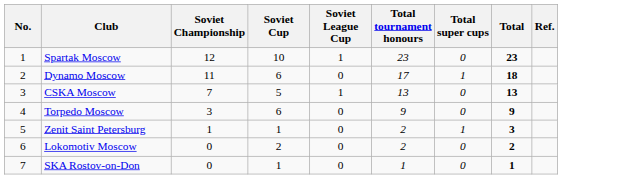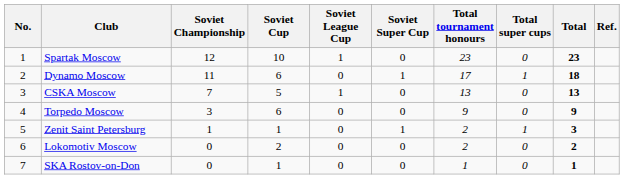+ column: (403, 26)
